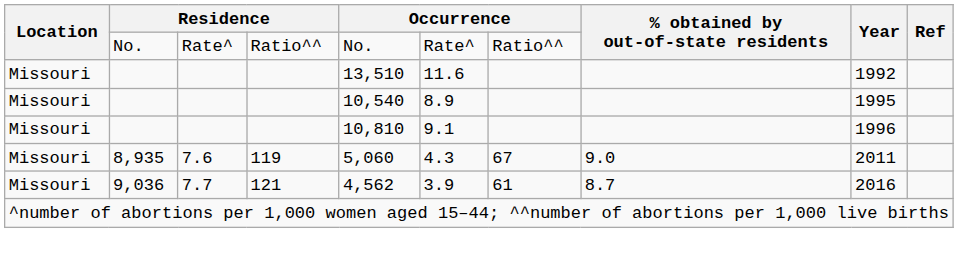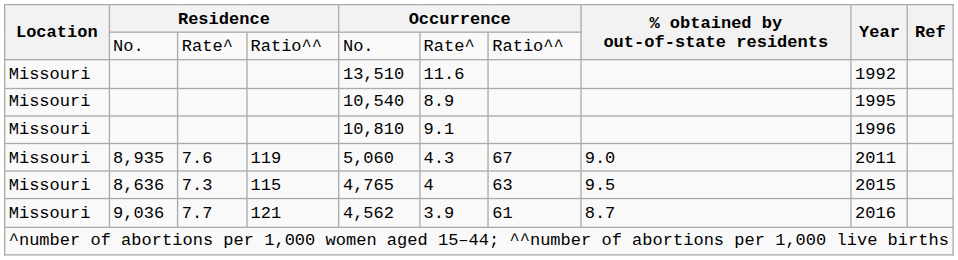+ row: (139, 185)
